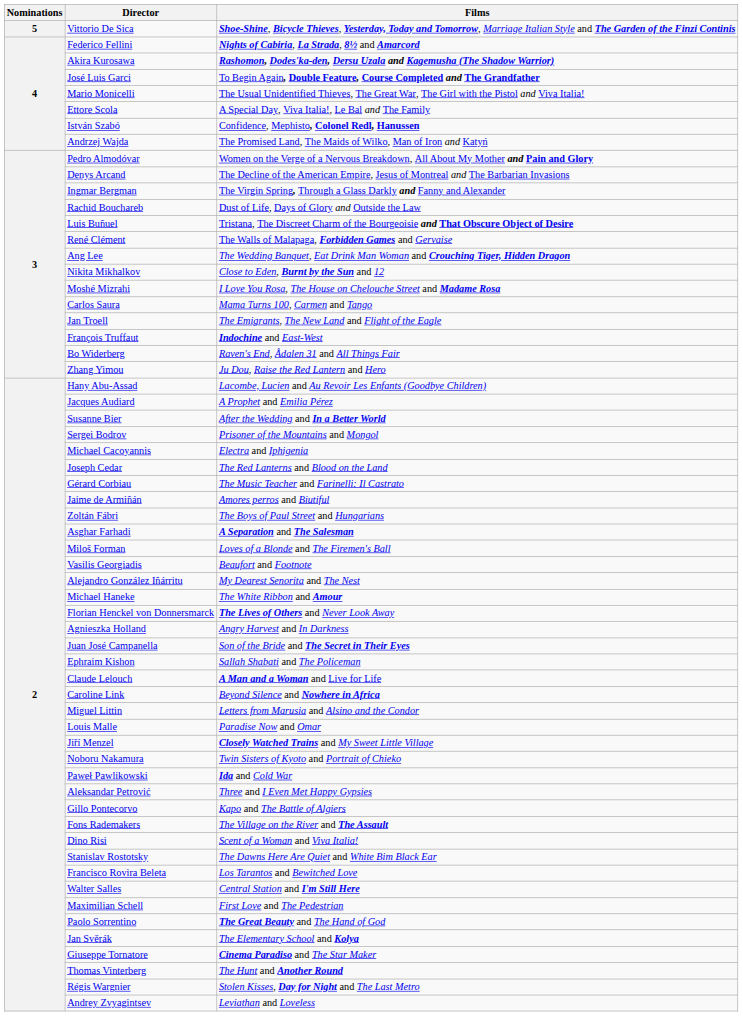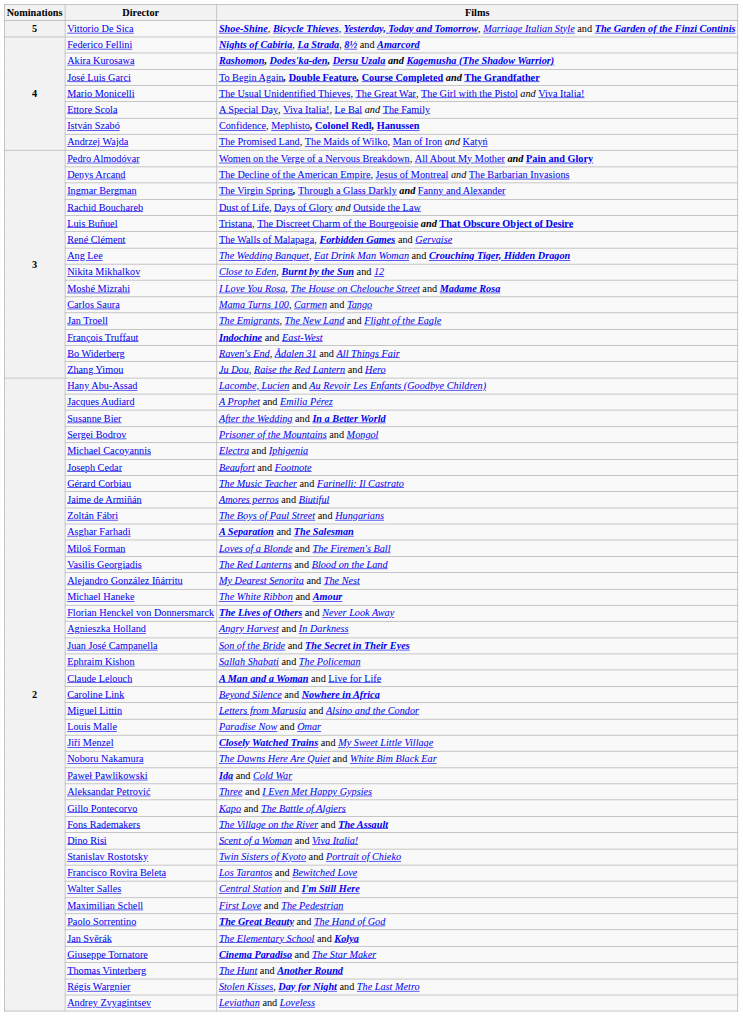(303, 467) The Red Lanterns and Blood on the Land -> (265, 467) Beaufort and Footnote
(265, 564) Beaufort and Footnote -> (303, 564) The Red Lanterns and Blood on the Land
(310, 759) Twin Sisters of Kyoto and Portrait of Chieko -> (328, 759) The Dawns Here Are Quiet and White Bim Black Ear
(328, 857) The Dawns Here Are Quiet and White Bim Black Ear -> (310, 857) Twin Sisters of Kyoto and Portrait of Chieko
